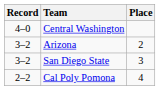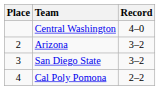columns swapped: (141, 12) <-> (23, 12)
